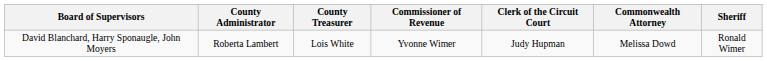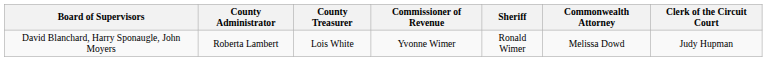columns swapped: (538, 17) <-> (732, 17)
